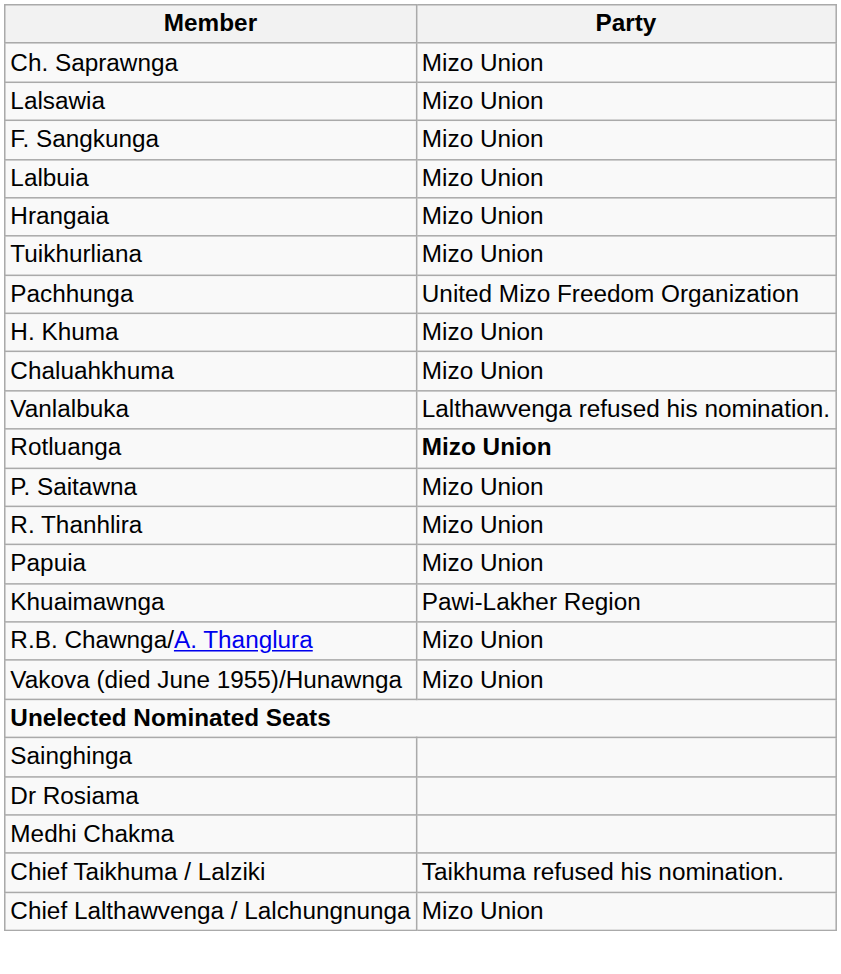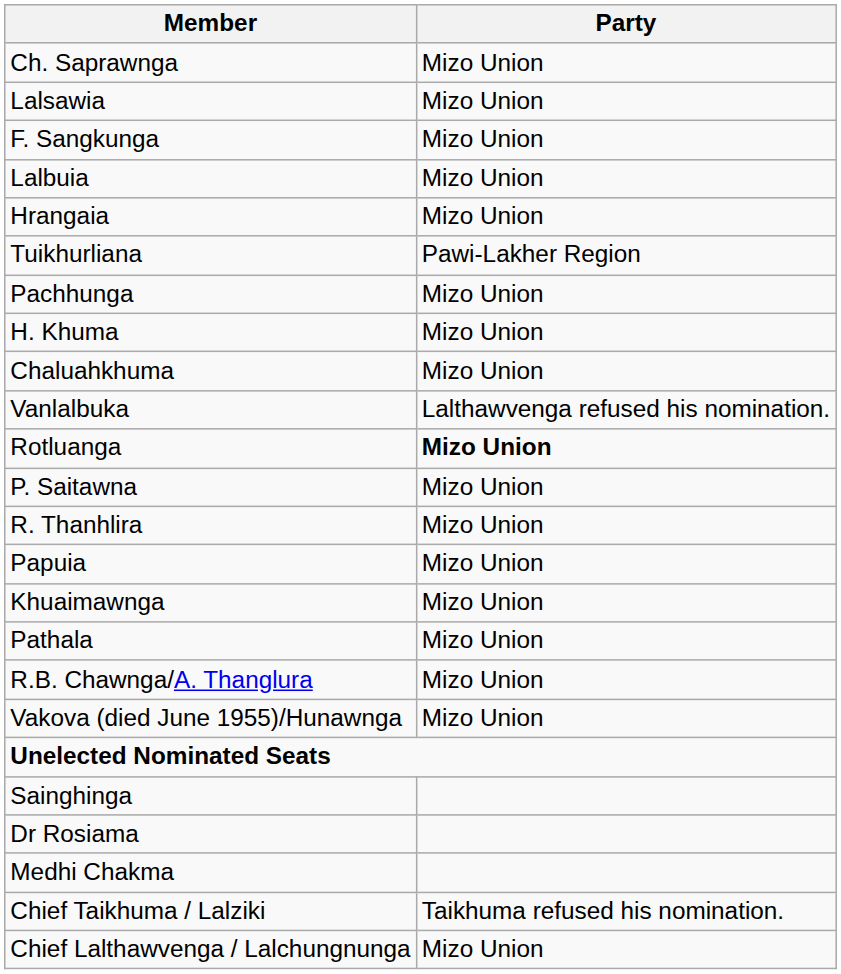(483, 255) Mizo Union -> (531, 255) Pawi-Lakher Region
(610, 293) United Mizo Freedom Organization -> (483, 293) Mizo Union
(531, 602) Pawi-Lakher Region -> (483, 602) Mizo Union
+ row: (52, 640)
